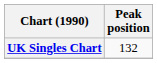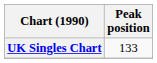(128, 48) 132 -> (128, 48) 133
